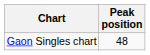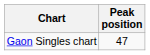(122, 41) 48 -> (122, 41) 47
